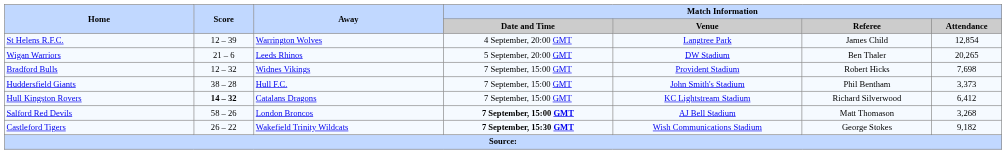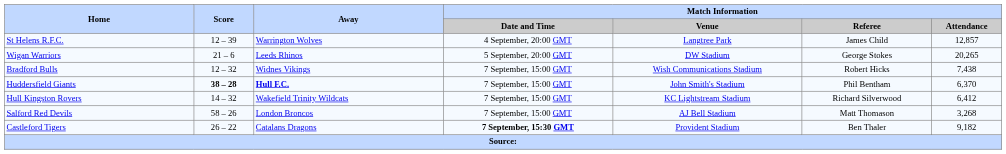(967, 40) 12,854 -> (967, 40) 12,857
(867, 55) Ben Thaler -> (867, 55) George Stokes
(707, 69) Provident Stadium -> (707, 69) Wish Communications Stadium
(967, 69) 7,698 -> (967, 69) 7,438
(224, 84) normal -> (224, 84) bold
(272, 84) normal -> (272, 84) bold
(967, 84) 3,373 -> (967, 84) 6,370
(224, 98) bold -> (224, 98) normal
(286, 98) Catalans Dragons -> (302, 98) Wakefield Trinity Wildcats
(528, 113) bold -> (528, 113) normal
(302, 127) Wakefield Trinity Wildcats -> (286, 127) Catalans Dragons
(707, 127) Wish Communications Stadium -> (707, 127) Provident Stadium
(867, 127) George Stokes -> (867, 127) Ben Thaler
